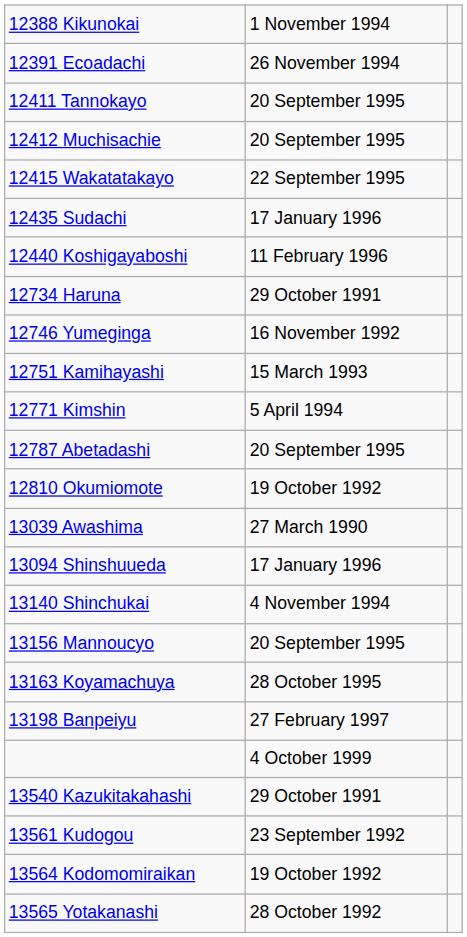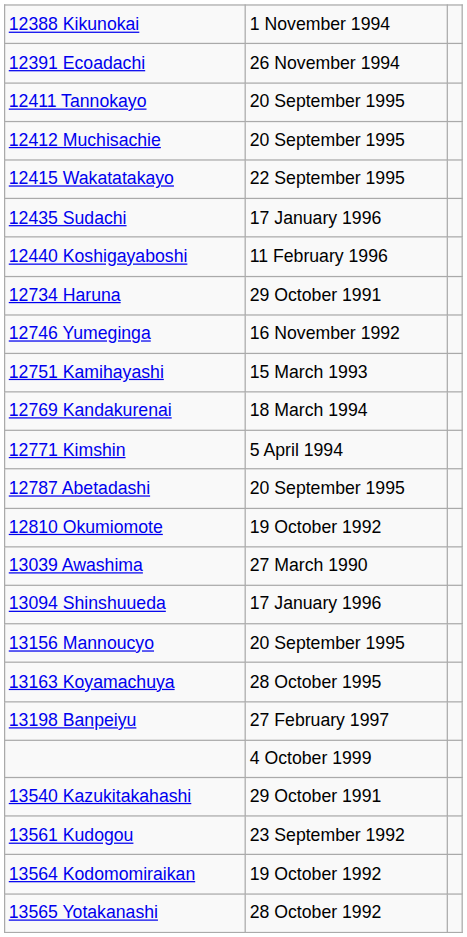+ row: (90, 410)
- row: (79, 604)
